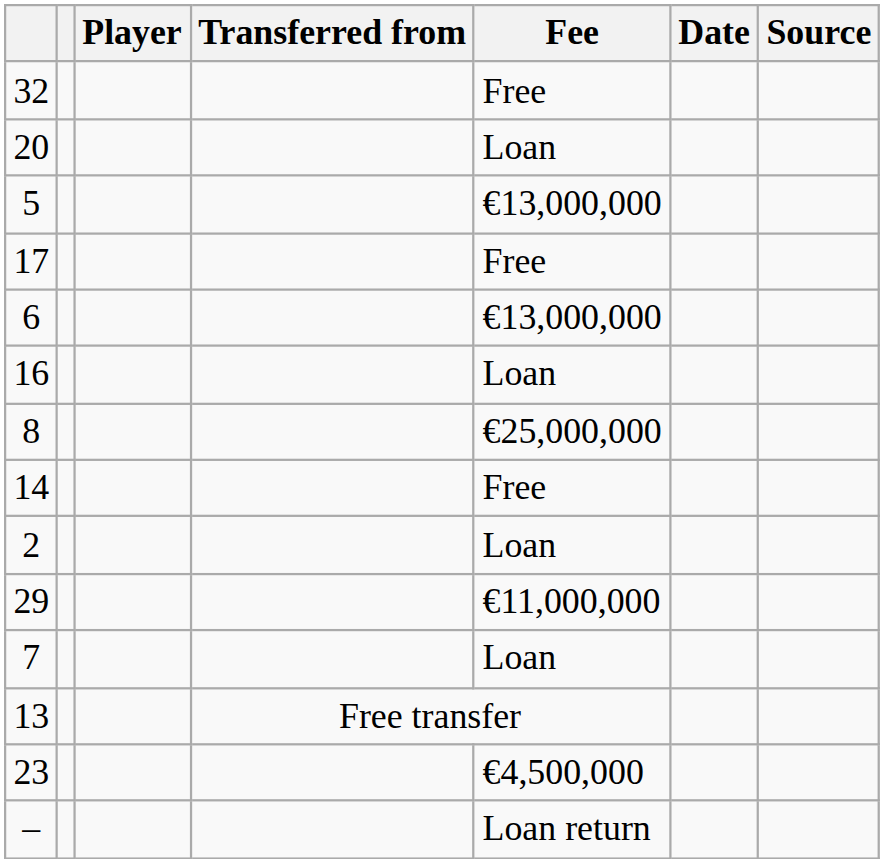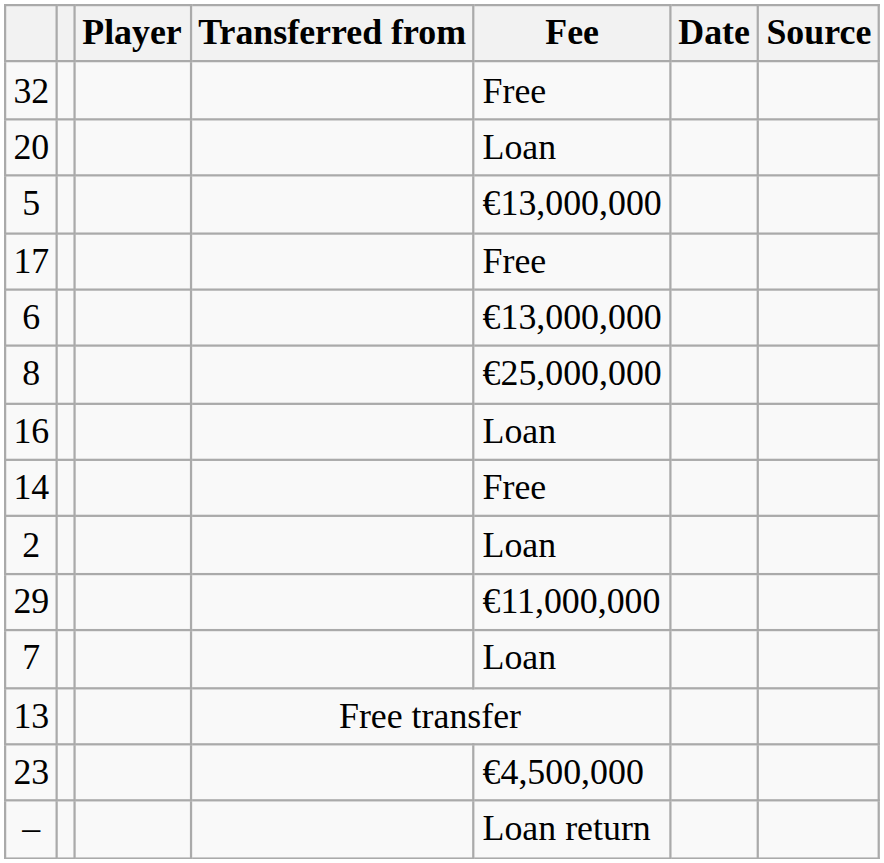rows swapped: (31, 373) <-> (31, 430)
